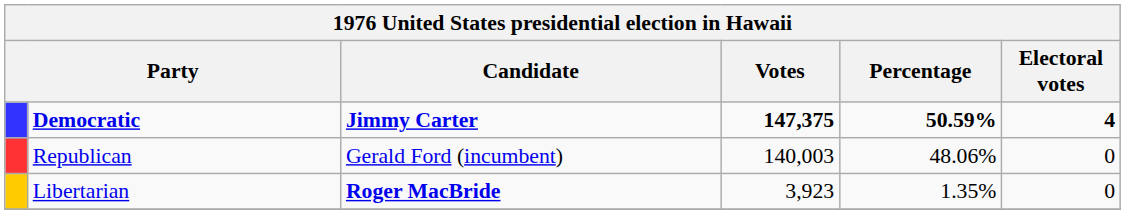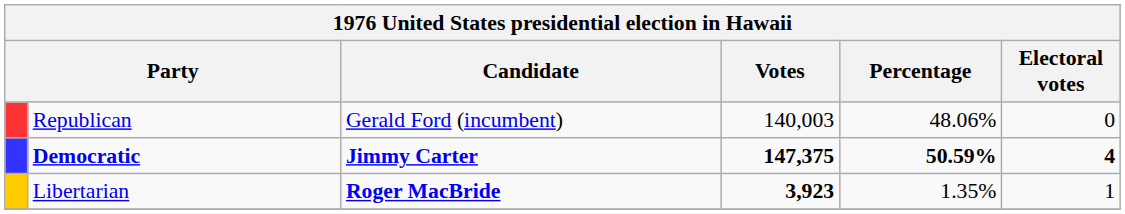rows swapped: (86, 120) <-> (82, 155)
(810, 191) normal -> (810, 191) bold
(1110, 191) 0 -> (1110, 191) 1
